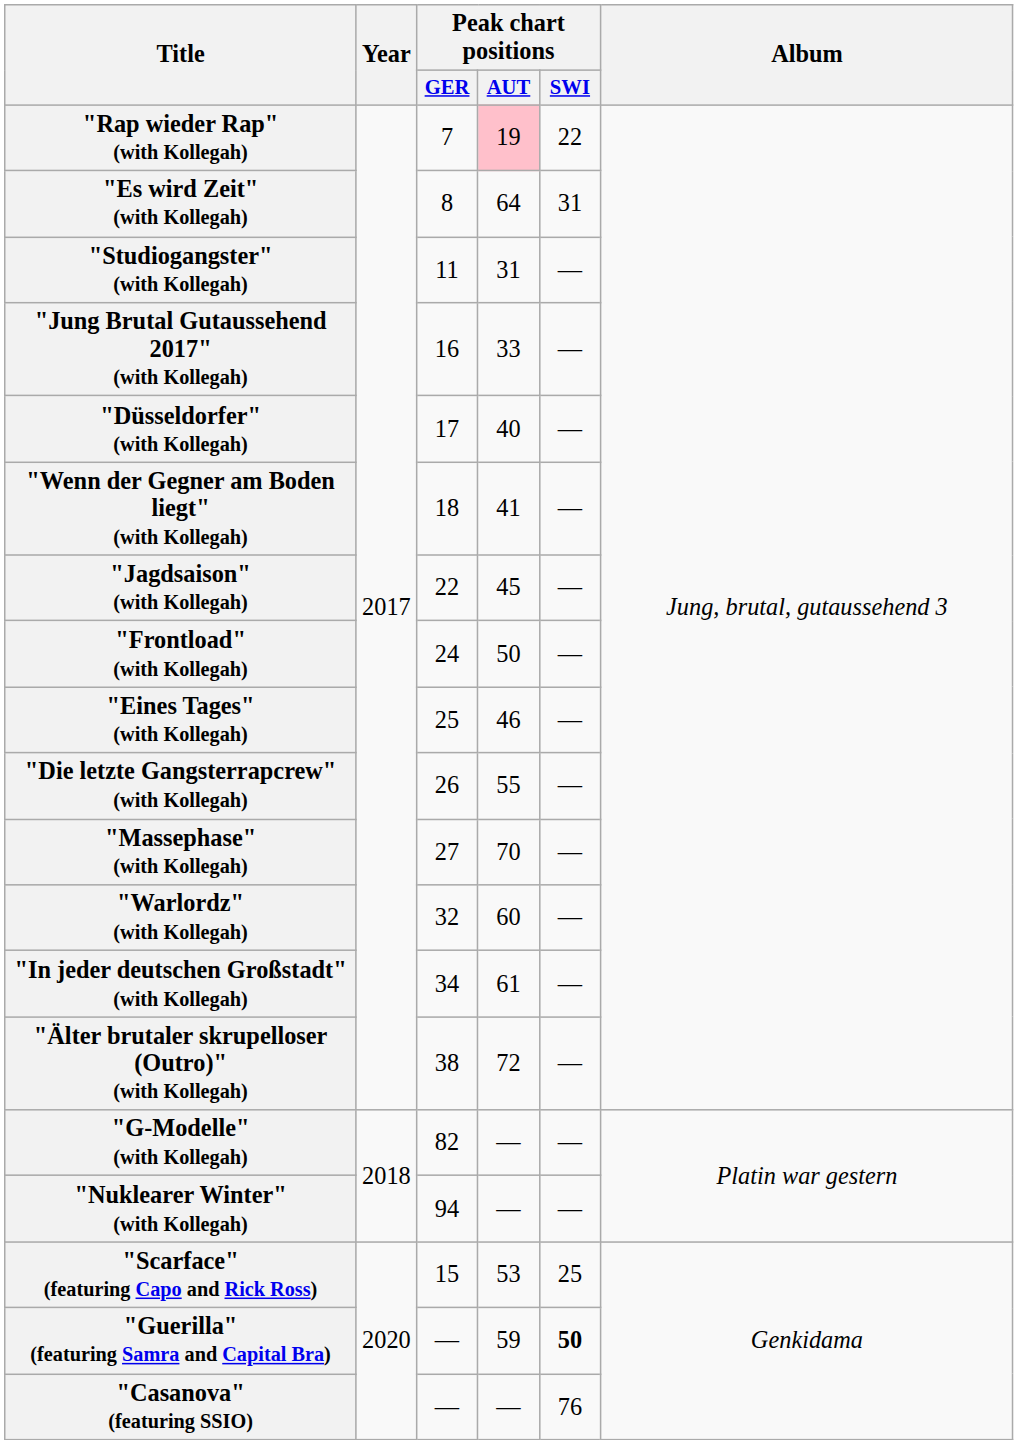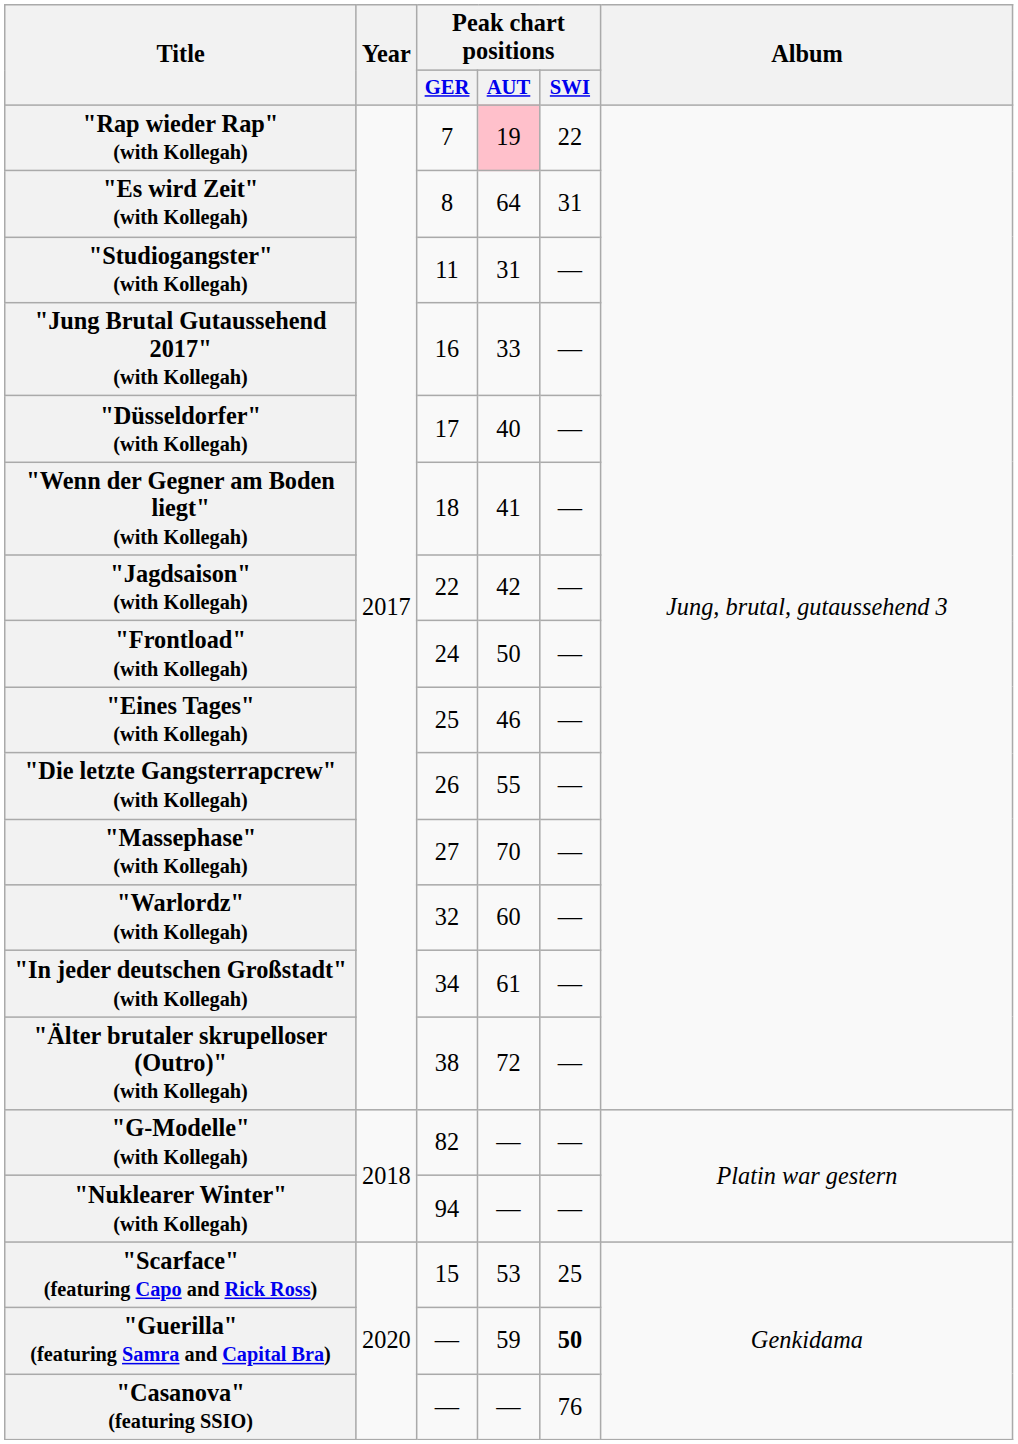(508, 587) 45 -> (508, 587) 42
